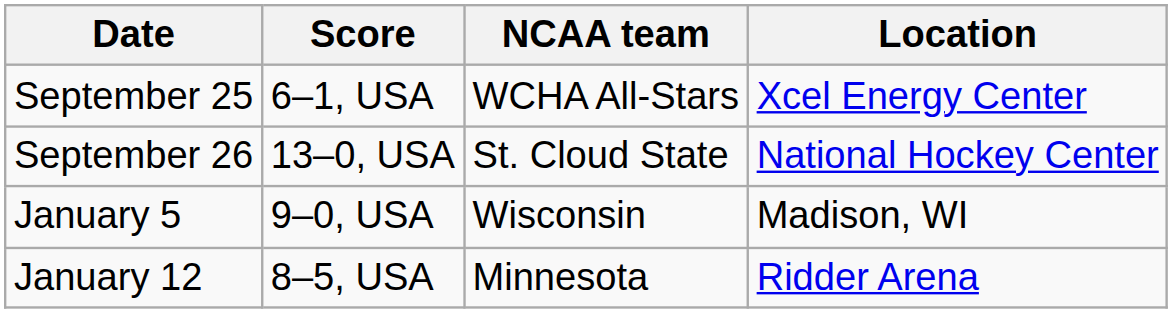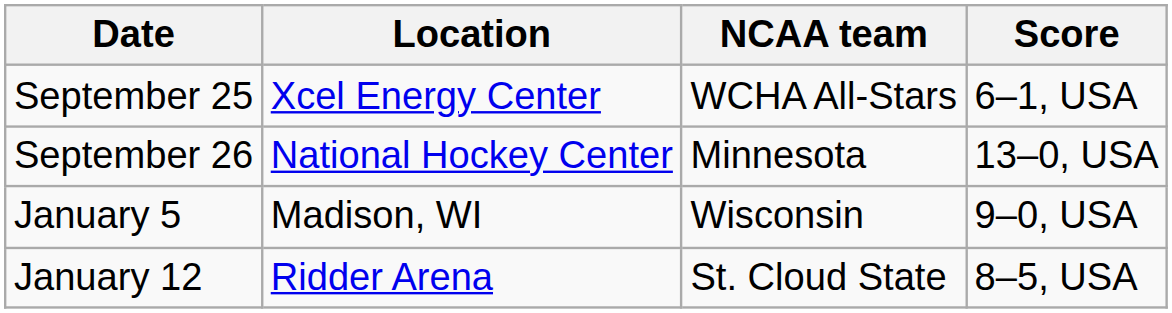columns swapped: (958, 34) <-> (363, 34)
(601, 155) St. Cloud State -> (778, 155) Minnesota
(560, 276) Minnesota -> (819, 276) St. Cloud State
